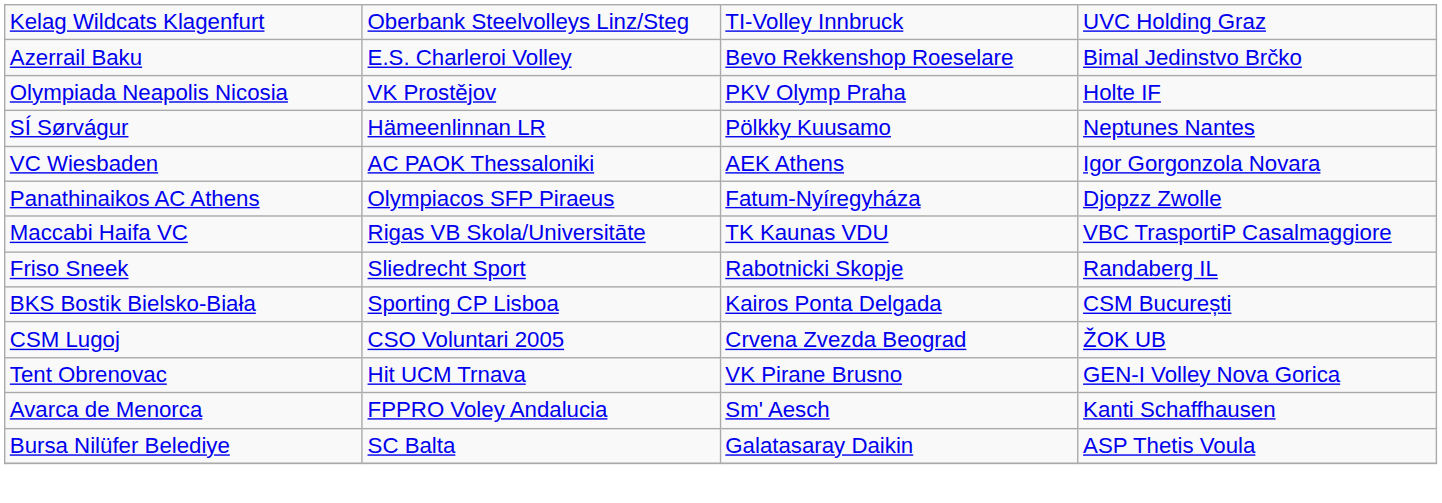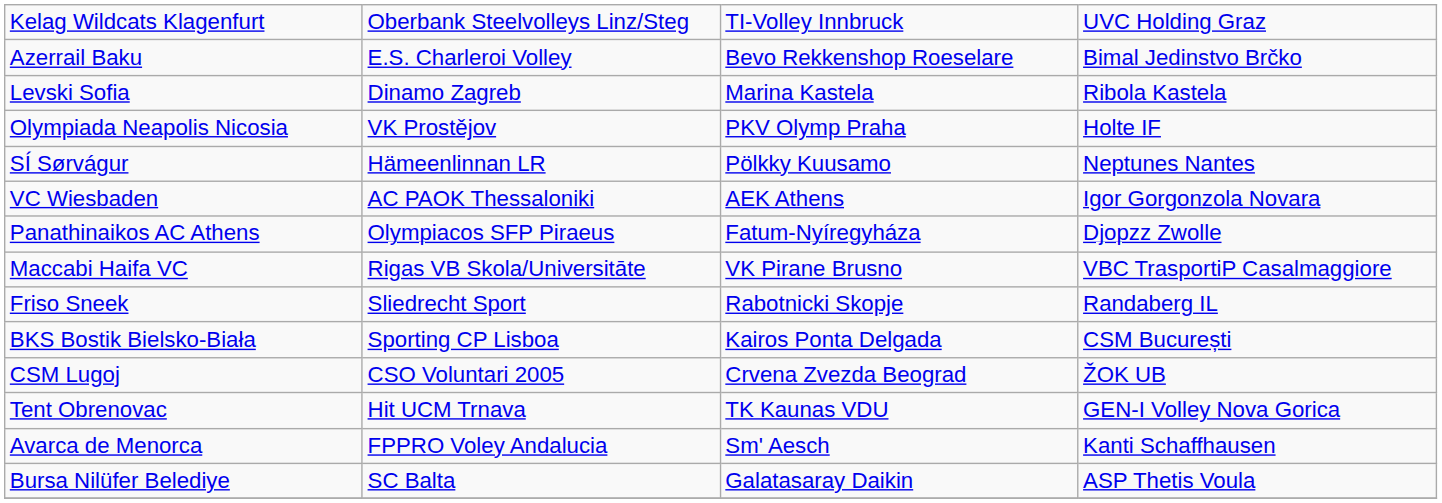+ row: (70, 92)
(807, 233) TK Kaunas VDU -> (814, 269) VK Pirane Brusno
(814, 374) VK Pirane Brusno -> (807, 410) TK Kaunas VDU
